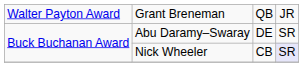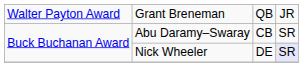(264, 33) DE -> (264, 33) CB
(264, 52) CB -> (264, 52) DE
